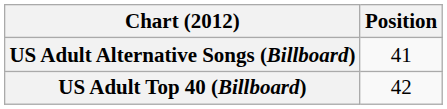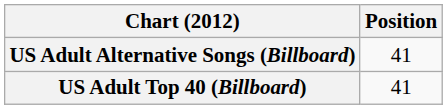(401, 87) 42 -> (401, 87) 41
